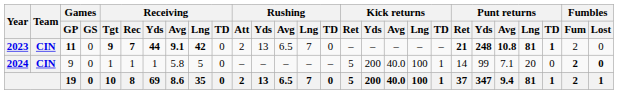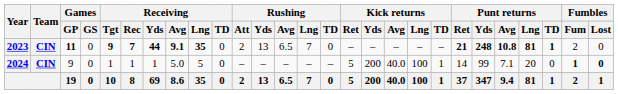(200, 47) 42 -> (200, 47) 35
(177, 64) 5.8 -> (177, 64) 5.0
(575, 64) 2 -> (575, 64) 1
